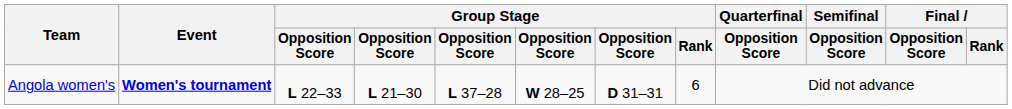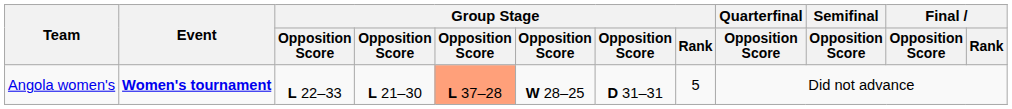(475, 93) no background -> (475, 93) lightsalmon background
(696, 85) 6 -> (696, 85) 5
